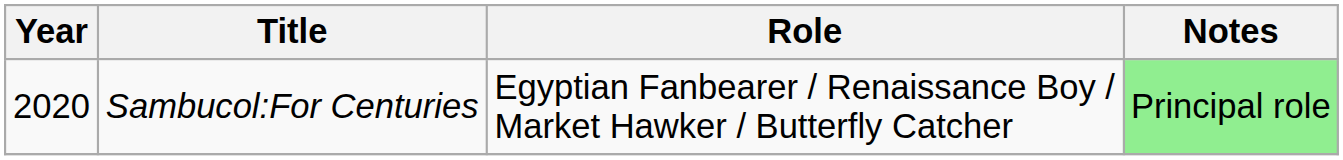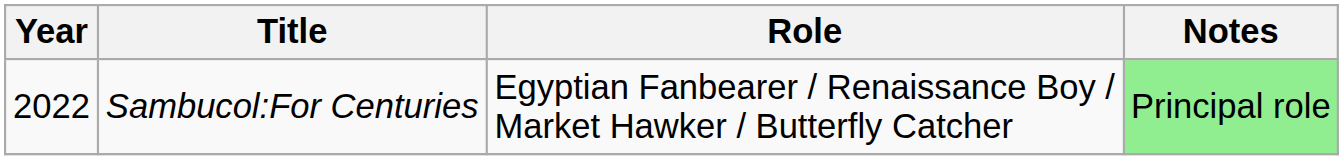(51, 106) 2020 -> (51, 106) 2022
